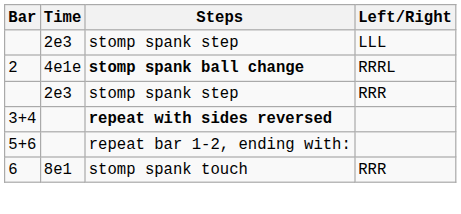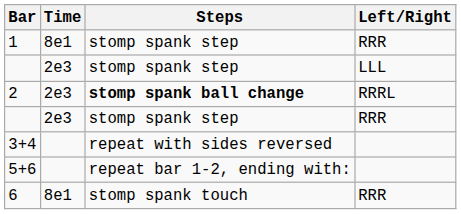+ row: (13, 43)
(63, 68) 4e1e -> (58, 94) 2e3
(210, 119) bold -> (210, 144) normal
